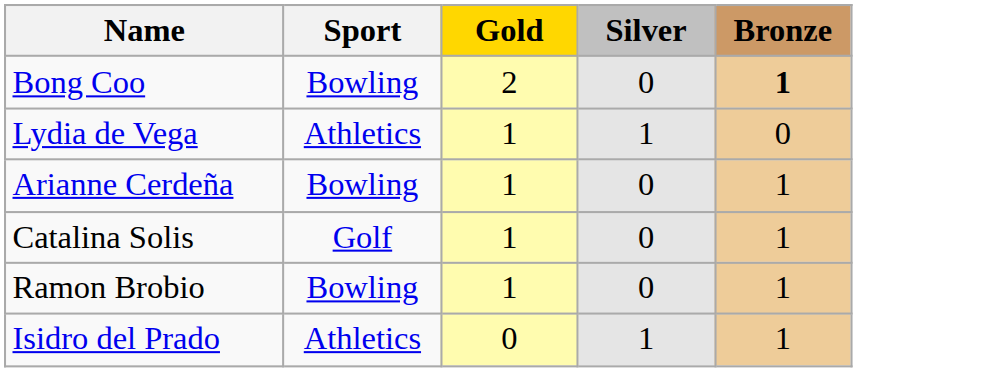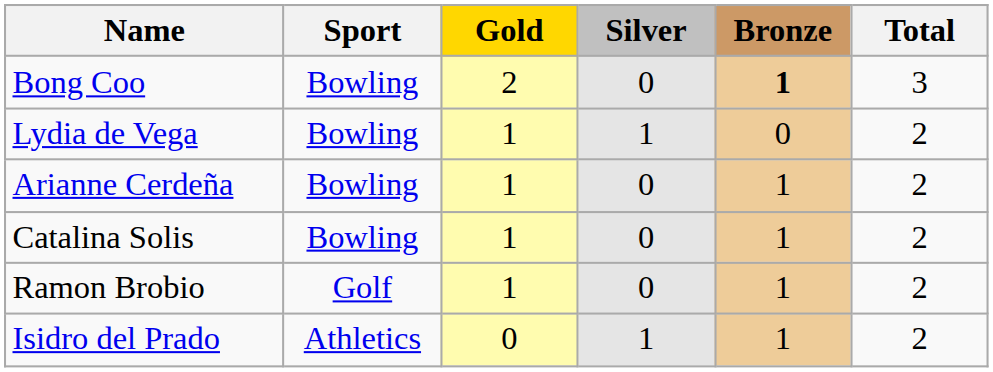+ column: (920, 30)
(362, 133) Athletics -> (362, 133) Bowling
(362, 236) Golf -> (362, 236) Bowling
(362, 287) Bowling -> (362, 287) Golf
